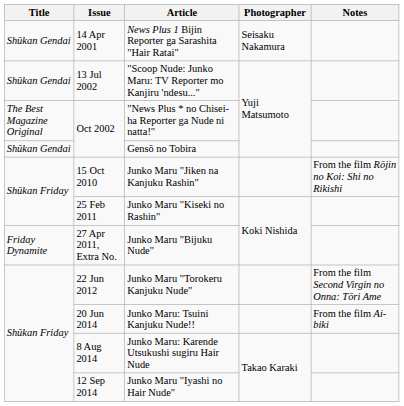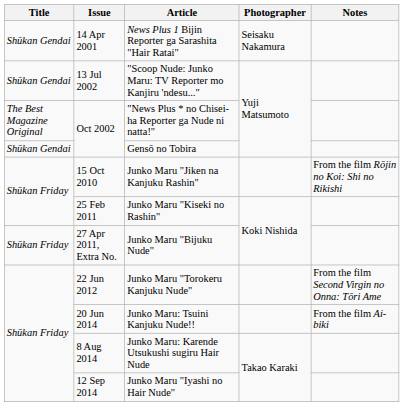(27, 245) Friday Dynamite -> (37, 245) Shūkan Friday
